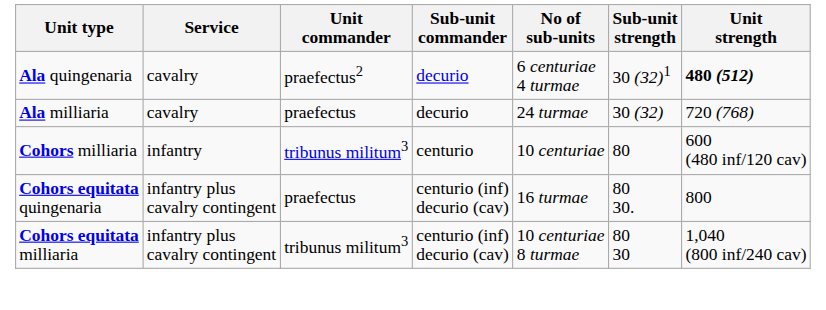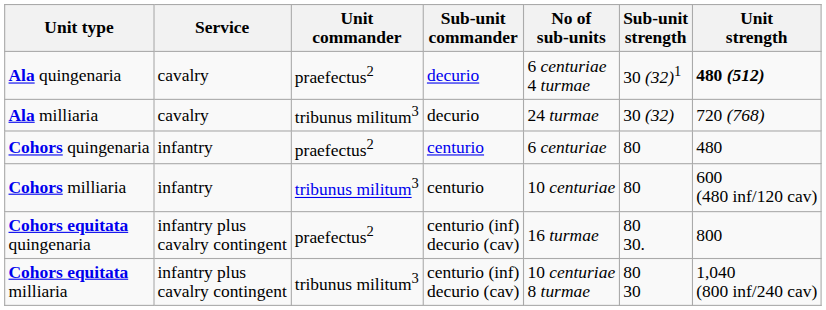(320, 112) praefectus -> (357, 115) tribunus militum3
+ row: (79, 147)
(320, 197) praefectus -> (334, 234) praefectus2
